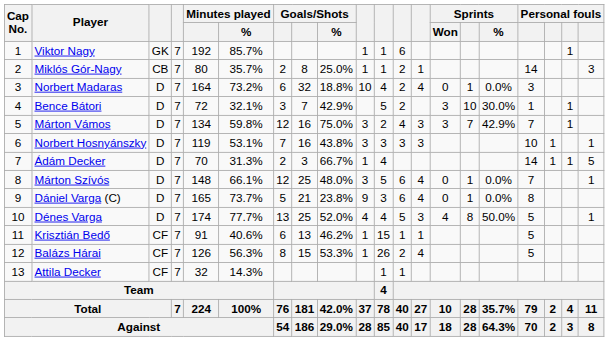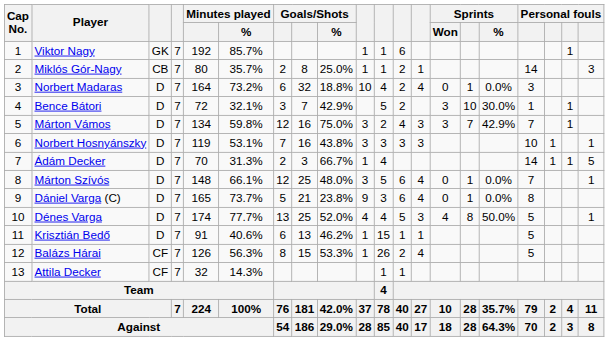(160, 234) CF -> (160, 234) D
